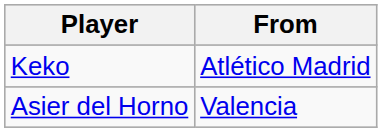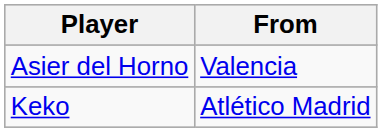rows swapped: (40, 65) <-> (100, 106)
